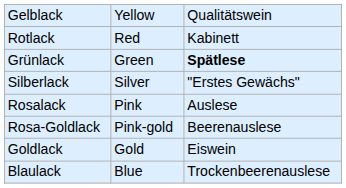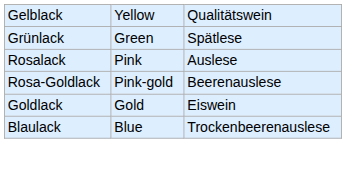- row: (31, 37)
(216, 60) bold -> (215, 37) normal
- row: (38, 82)
